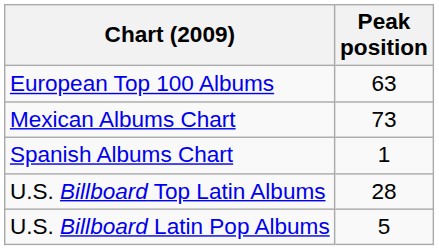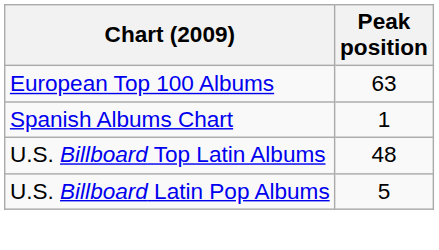- row: (123, 119)
(384, 190) 28 -> (384, 155) 48
